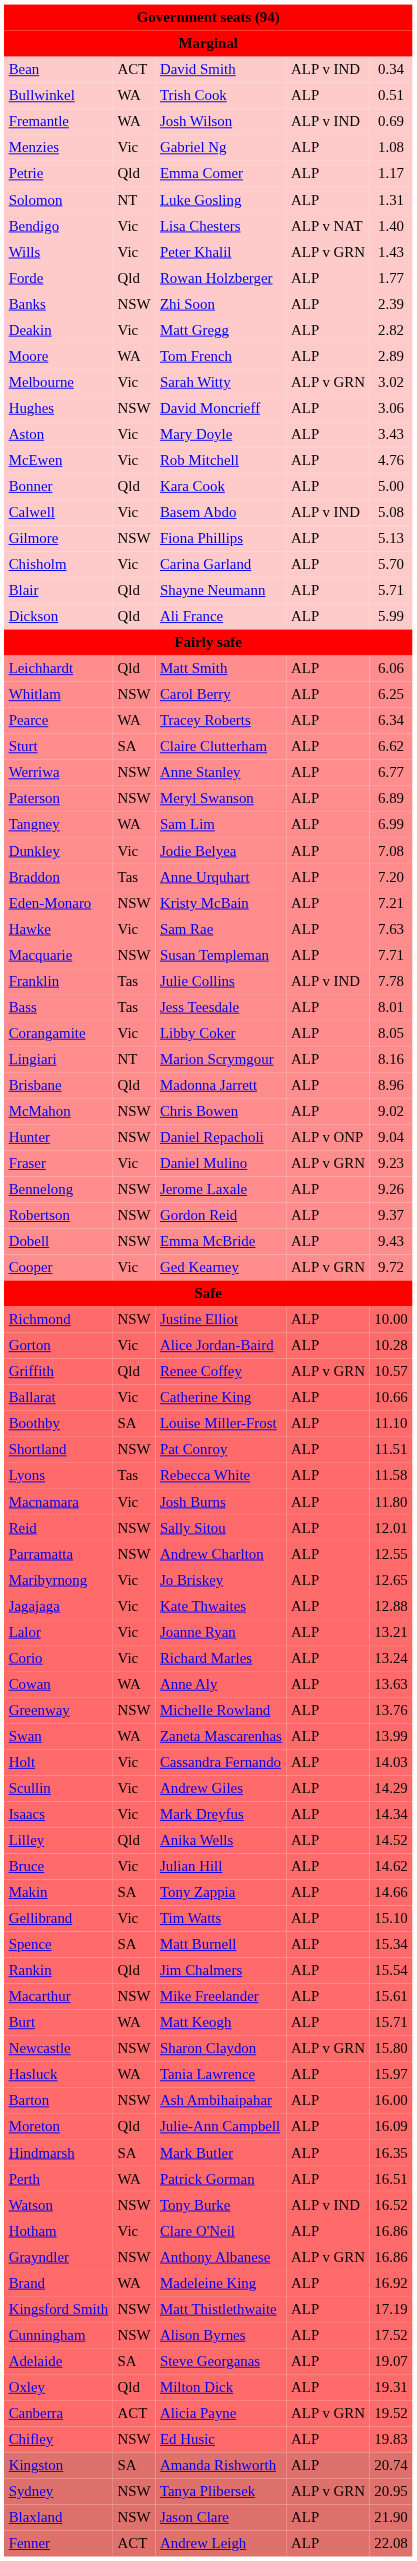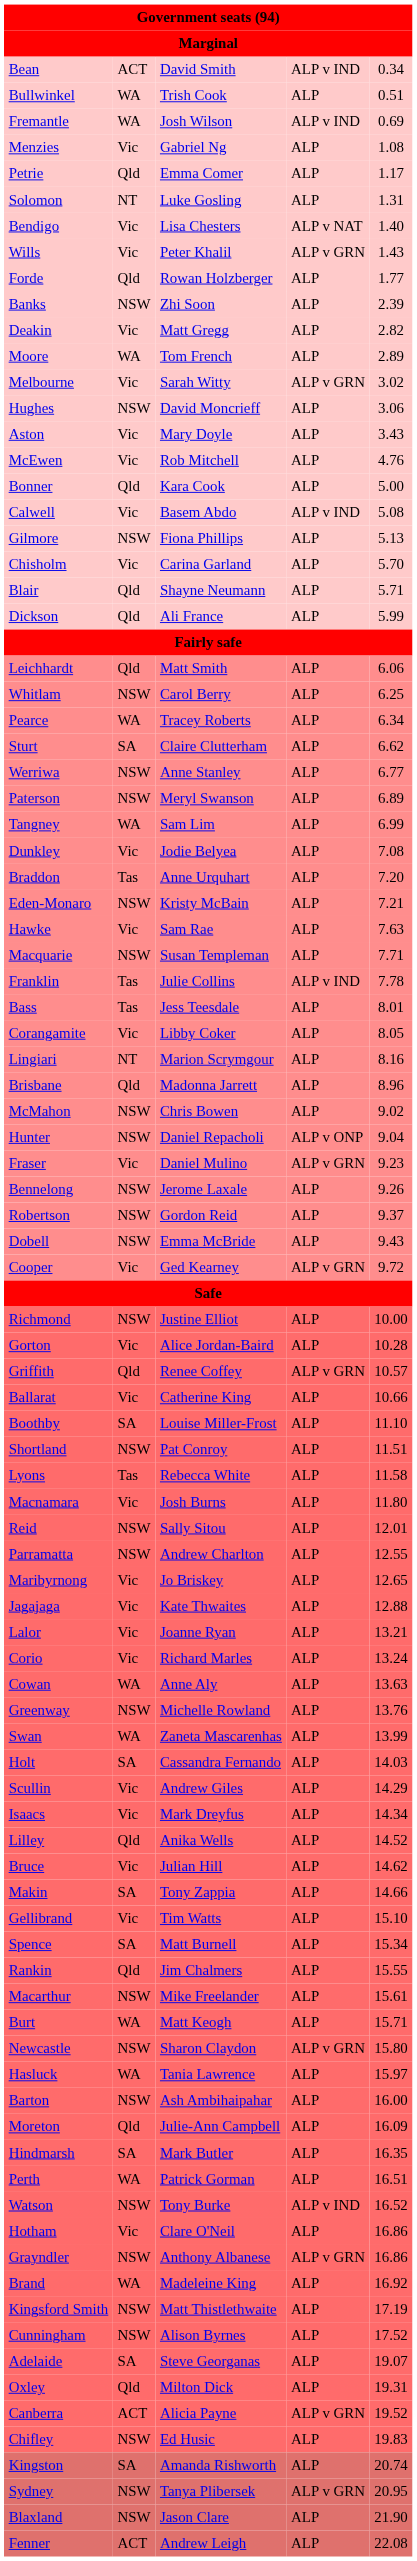(128, 1762) Vic -> (127, 1762) SA
(391, 1970) 15.54 -> (391, 1970) 15.55
